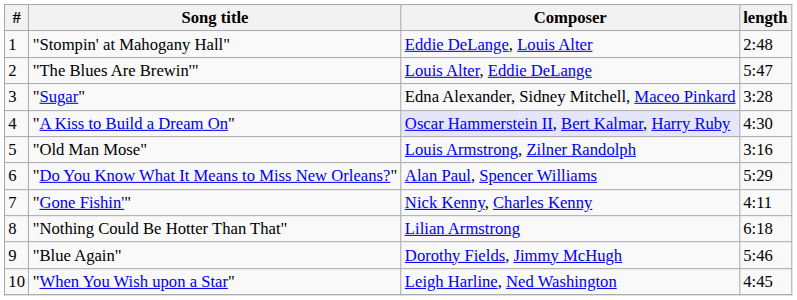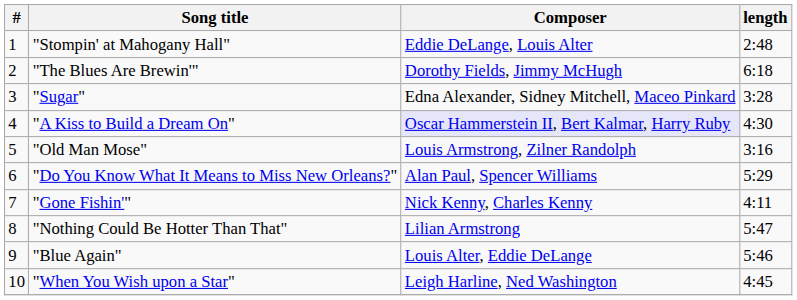(498, 70) Louis Alter, Eddie DeLange -> (514, 70) Dorothy Fields, Jimmy McHugh
(758, 70) 5:47 -> (758, 70) 6:18
(758, 228) 6:18 -> (758, 228) 5:47
(514, 255) Dorothy Fields, Jimmy McHugh -> (498, 255) Louis Alter, Eddie DeLange
